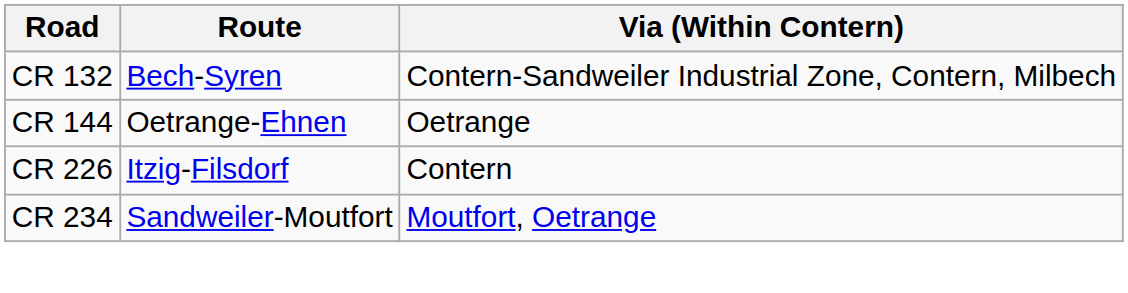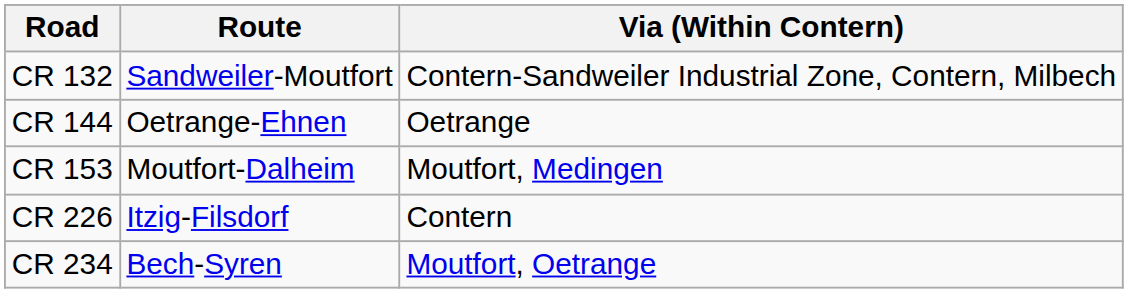(204, 75) Bech-Syren -> (260, 75) Sandweiler-Moutfort
+ row: (62, 169)
(260, 216) Sandweiler-Moutfort -> (204, 264) Bech-Syren
